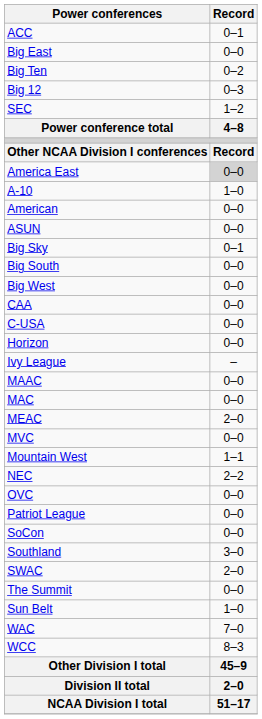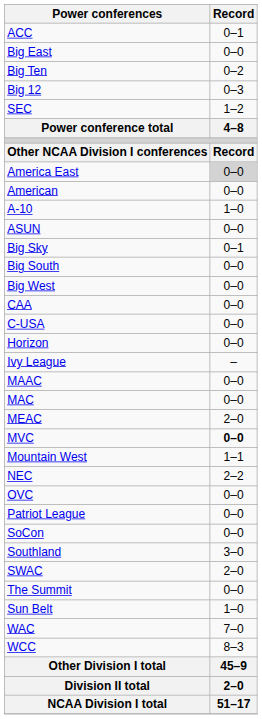rows swapped: (32, 209) <-> (20, 190)
(234, 438) normal -> (234, 438) bold
